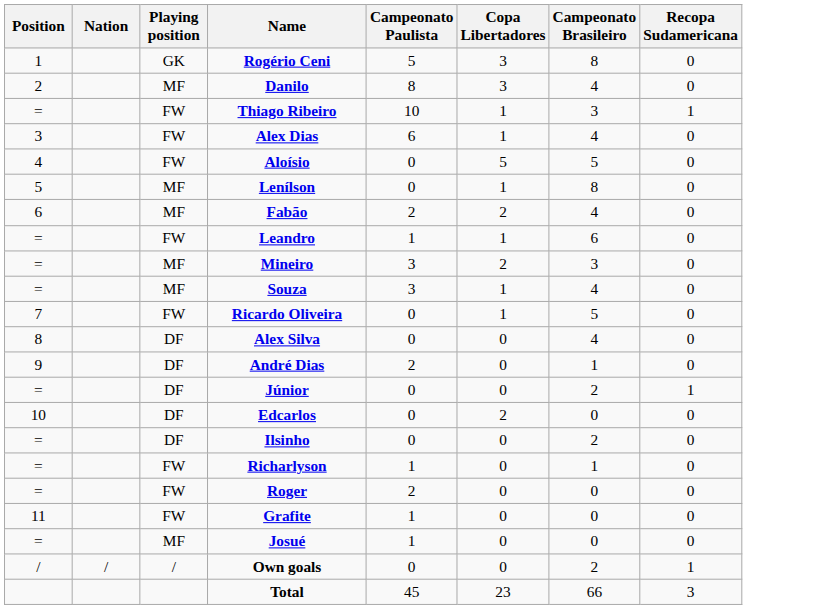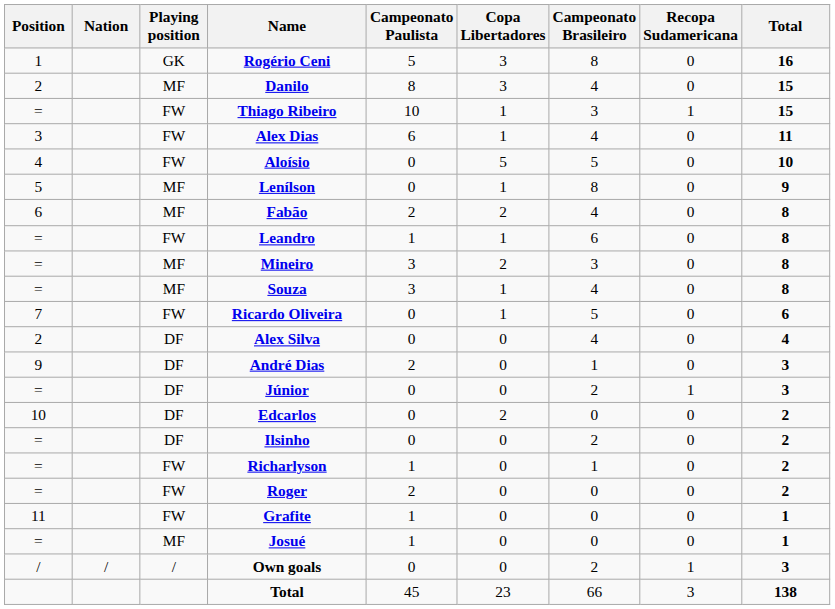+ column: (785, 26)
(38, 339) 8 -> (38, 339) 2
